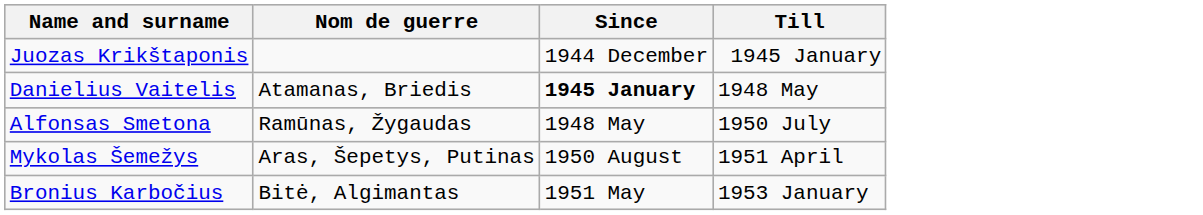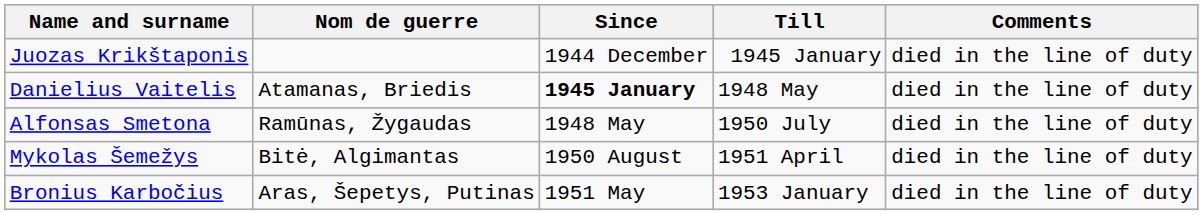+ column: (1042, 22)
(397, 158) Aras, Šepetys, Putinas -> (359, 158) Bitė, Algimantas
(359, 192) Bitė, Algimantas -> (397, 192) Aras, Šepetys, Putinas
